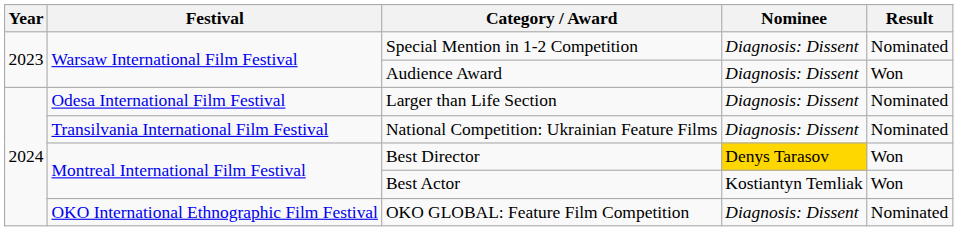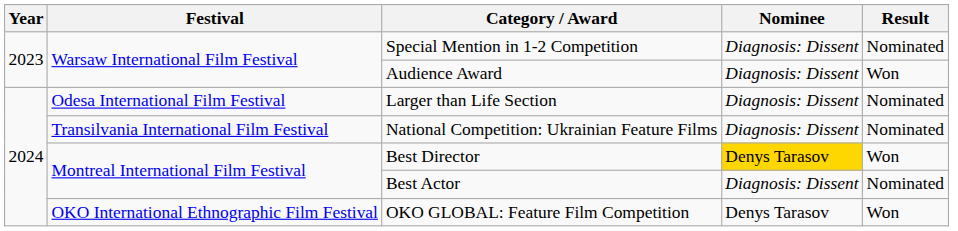(794, 184) Kostiantyn Temliak -> (792, 184) Diagnosis: Dissent
(887, 184) Won -> (905, 184) Nominated
(792, 211) Diagnosis: Dissent -> (777, 211) Denys Tarasov
(910, 211) Nominated -> (883, 211) Won
